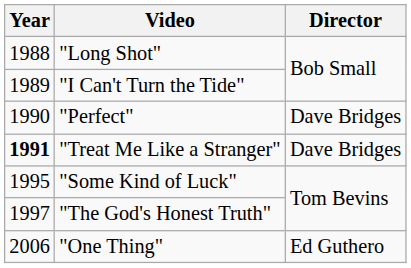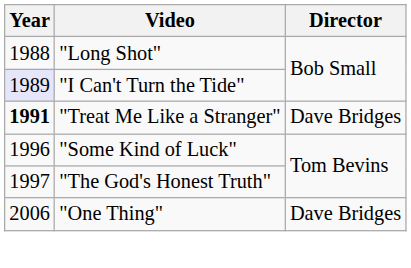(30, 85) no background -> (30, 85) lavender background
- row: (96, 117)
(30, 181) 1995 -> (30, 149) 1996
(337, 246) Ed Guthero -> (346, 213) Dave Bridges
